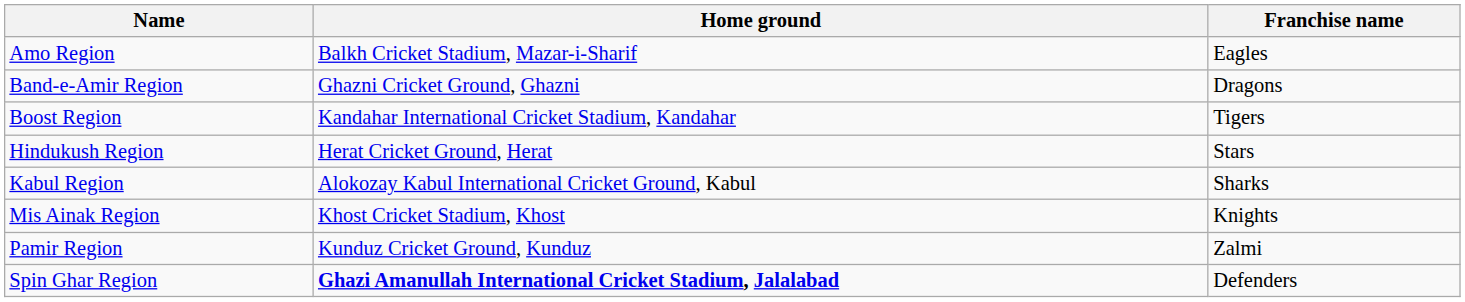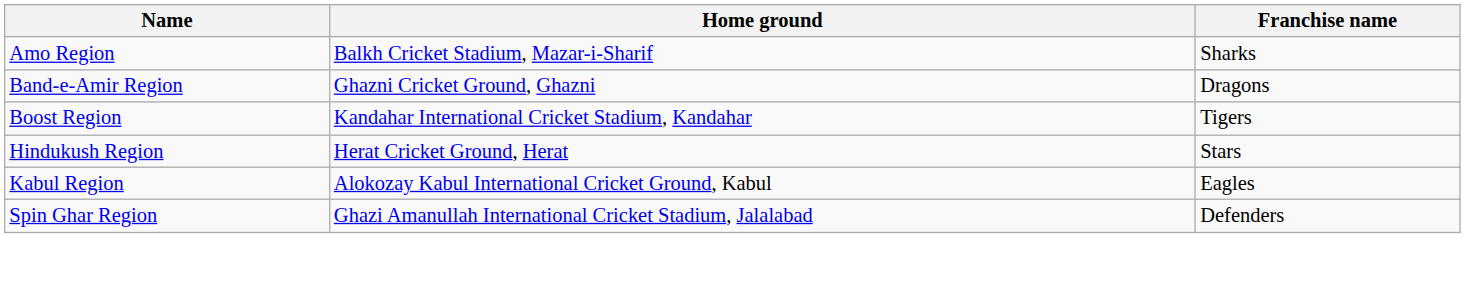(1240, 53) Eagles -> (1228, 53) Sharks
(1241, 183) Sharks -> (1227, 183) Eagles
- row: (84, 215)
- row: (66, 248)
(579, 280) bold -> (573, 215) normal
